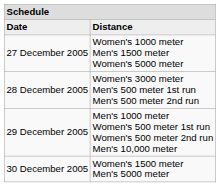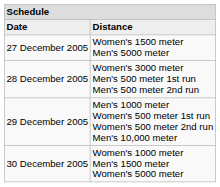(138, 53) Women's 1000 meter Men's 1500 meter Women's 5000 meter -> (138, 47) Women's 1500 meter Men's 5000 meter
(138, 169) Women's 1500 meter Men's 5000 meter -> (138, 163) Women's 1000 meter Men's 1500 meter Women's 5000 meter
